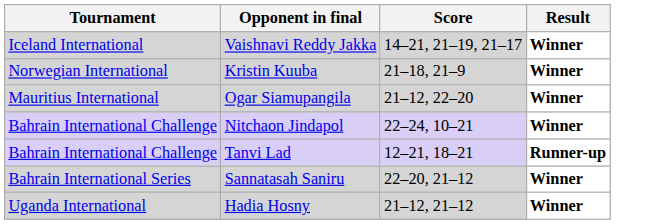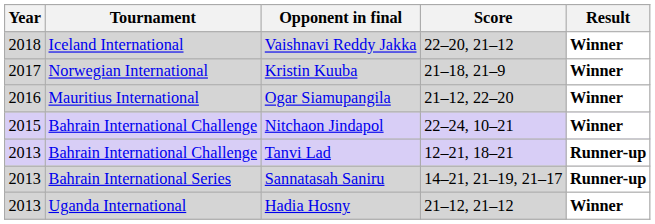+ column: (25, 18)
(453, 45) 14–21, 21–19, 21–17 -> (469, 45) 22–20, 21–12
(429, 179) 22–20, 21–12 -> (493, 179) 14–21, 21–19, 21–17
(556, 179) Winner -> (608, 179) Runner-up
